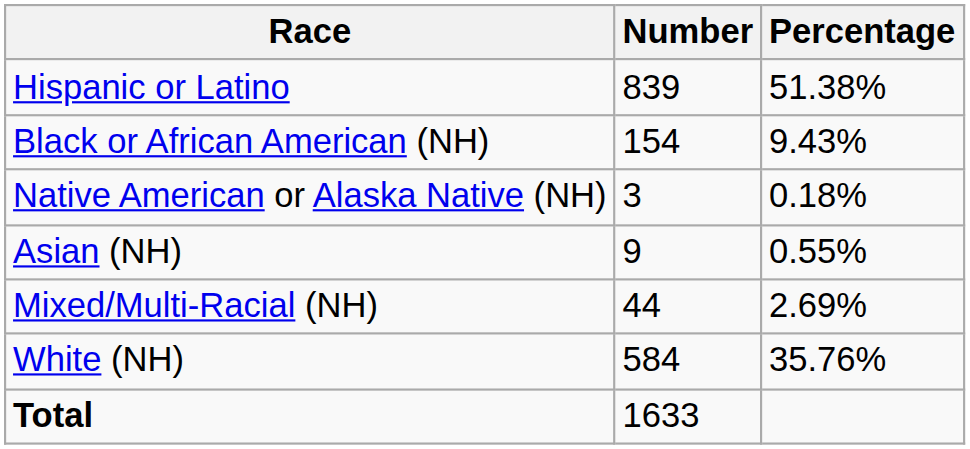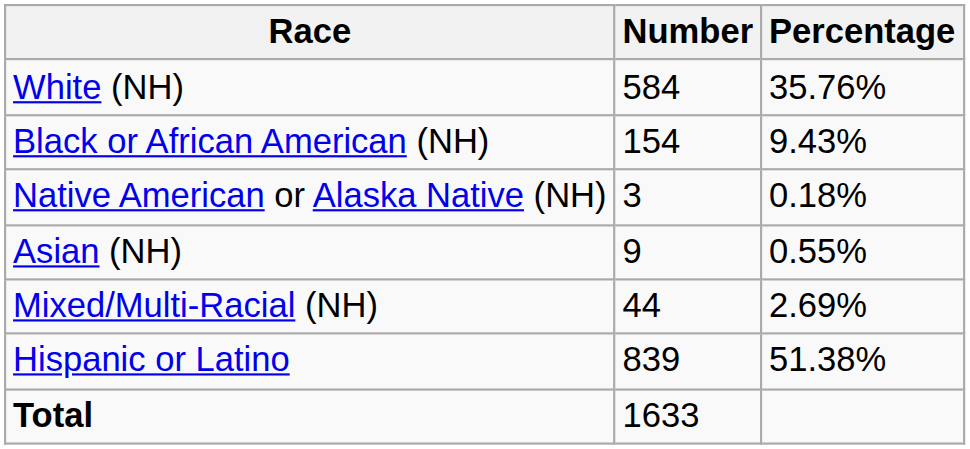rows swapped: (99, 360) <-> (151, 86)
